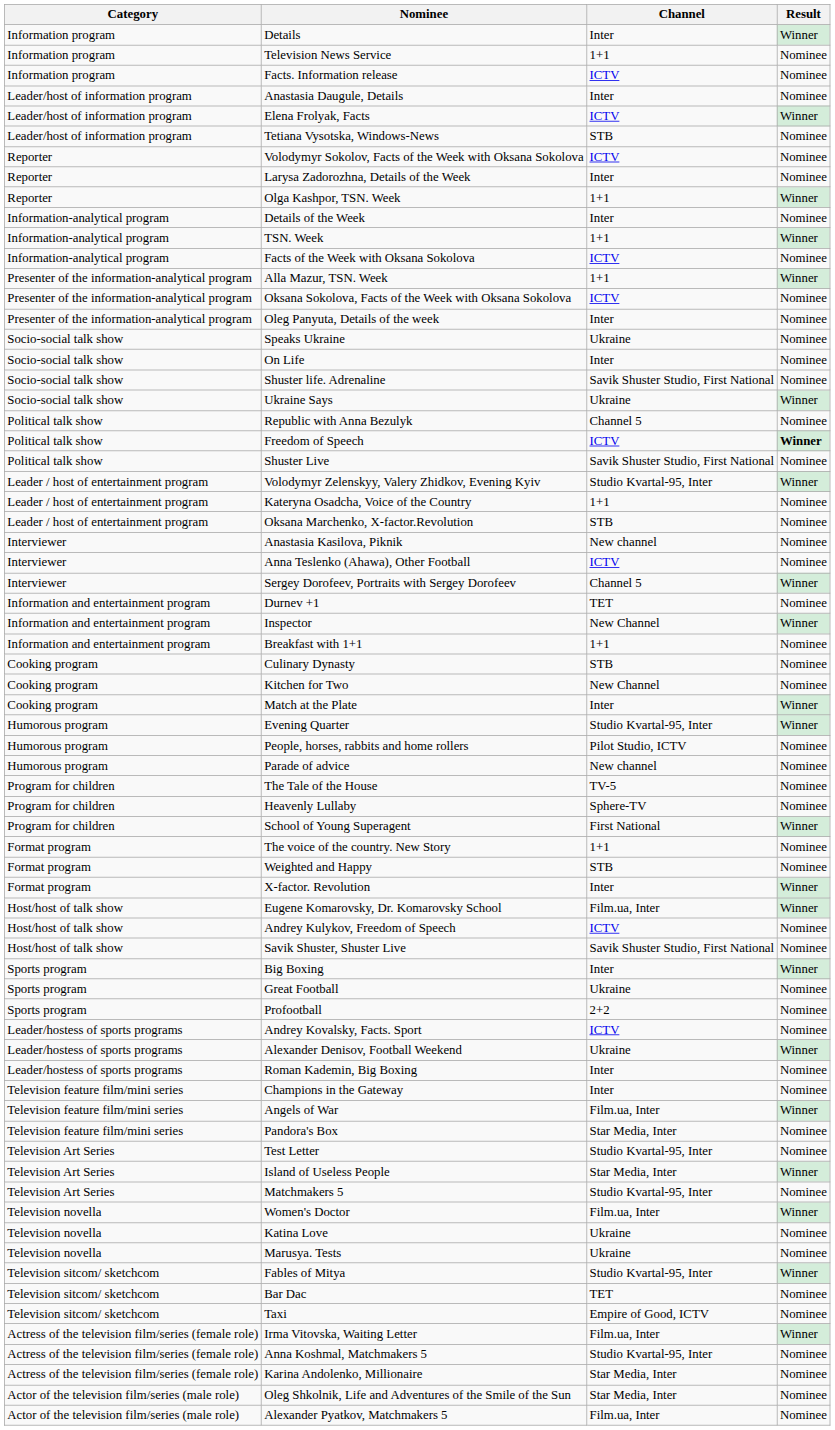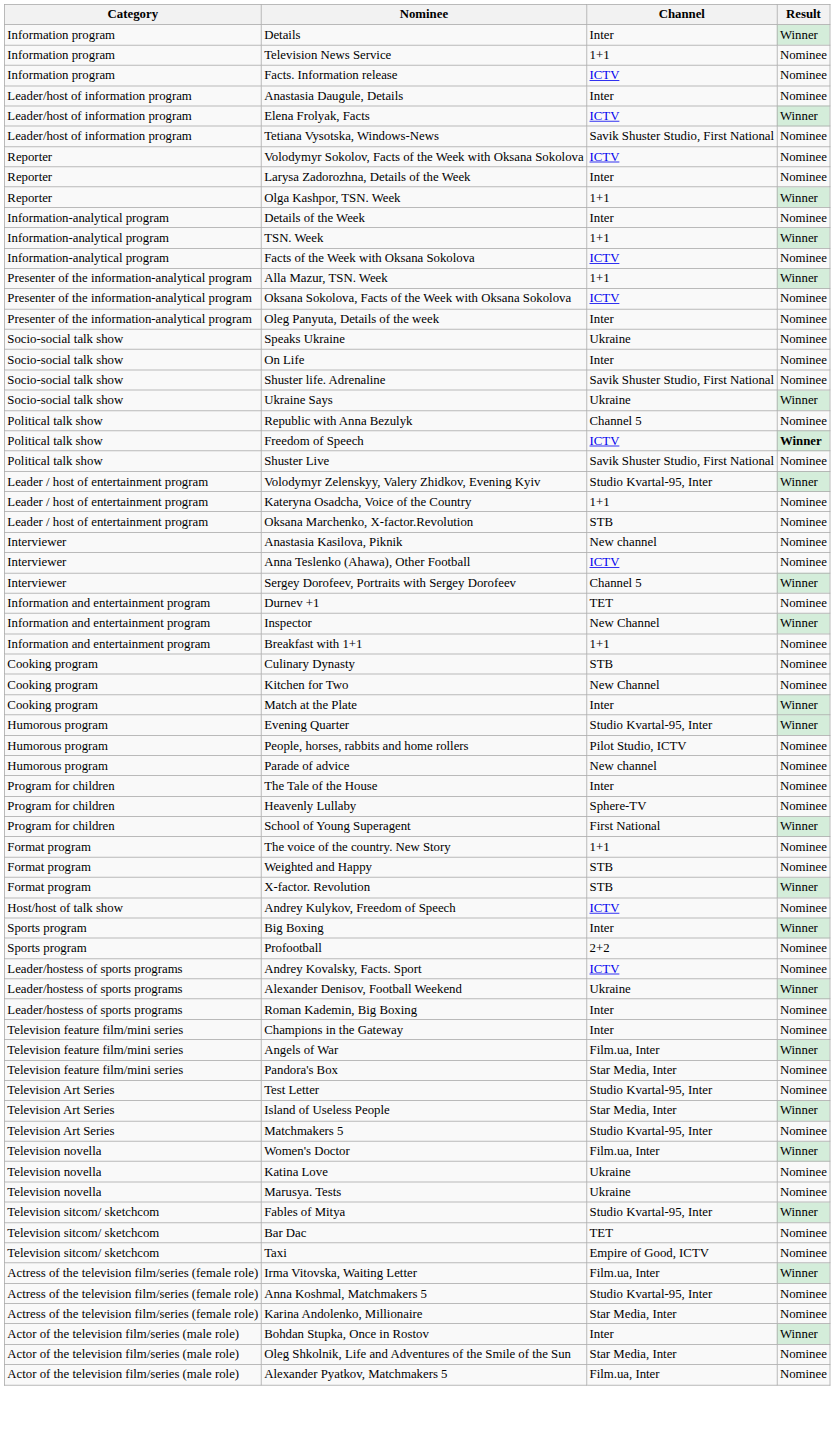(601, 136) STB -> (682, 136) Savik Shuster Studio, First National
(603, 786) TV-5 -> (602, 786) Inter
(602, 887) Inter -> (601, 887) STB
- row: (383, 907)
- row: (335, 948)
- row: (301, 989)
+ row: (346, 1334)
